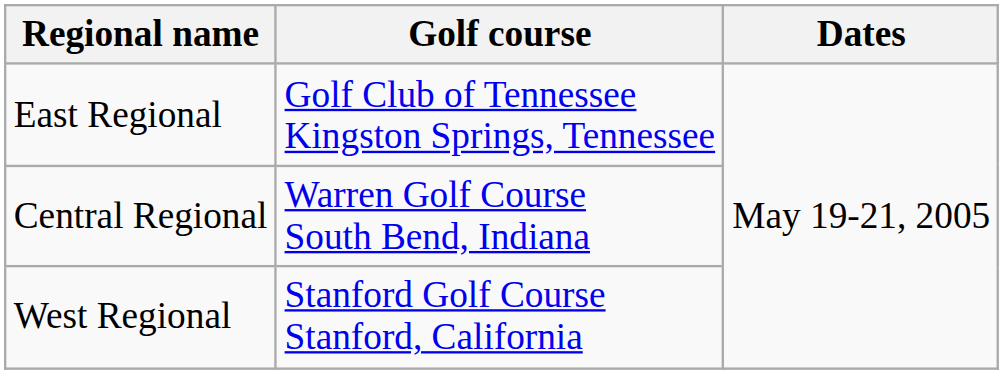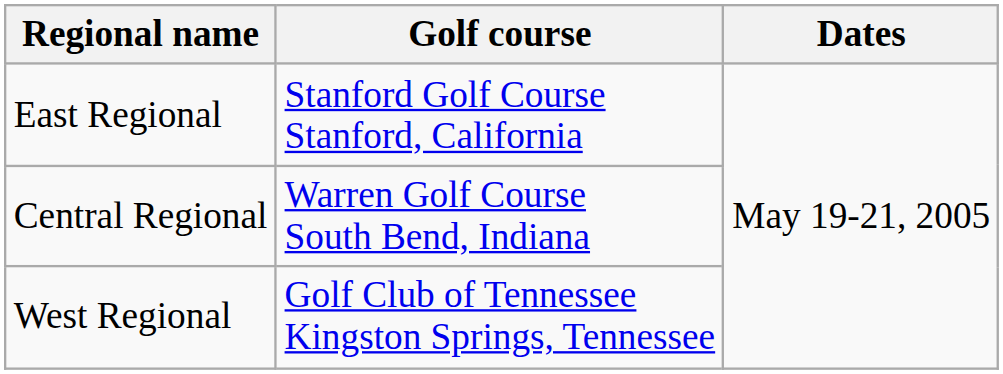(500, 114) Golf Club of Tennessee Kingston Springs, Tennessee -> (445, 114) Stanford Golf Course Stanford, California
(445, 316) Stanford Golf Course Stanford, California -> (500, 316) Golf Club of Tennessee Kingston Springs, Tennessee
